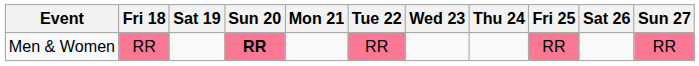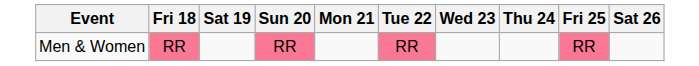- column: (664, 18)
(255, 46) bold -> (285, 46) normal
